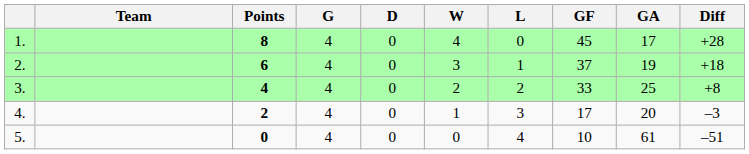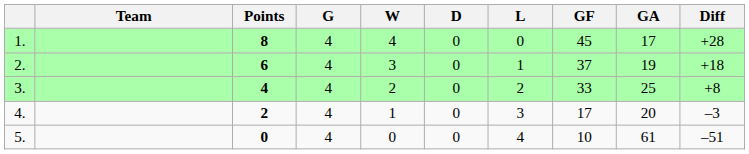columns swapped: (456, 16) <-> (392, 16)
